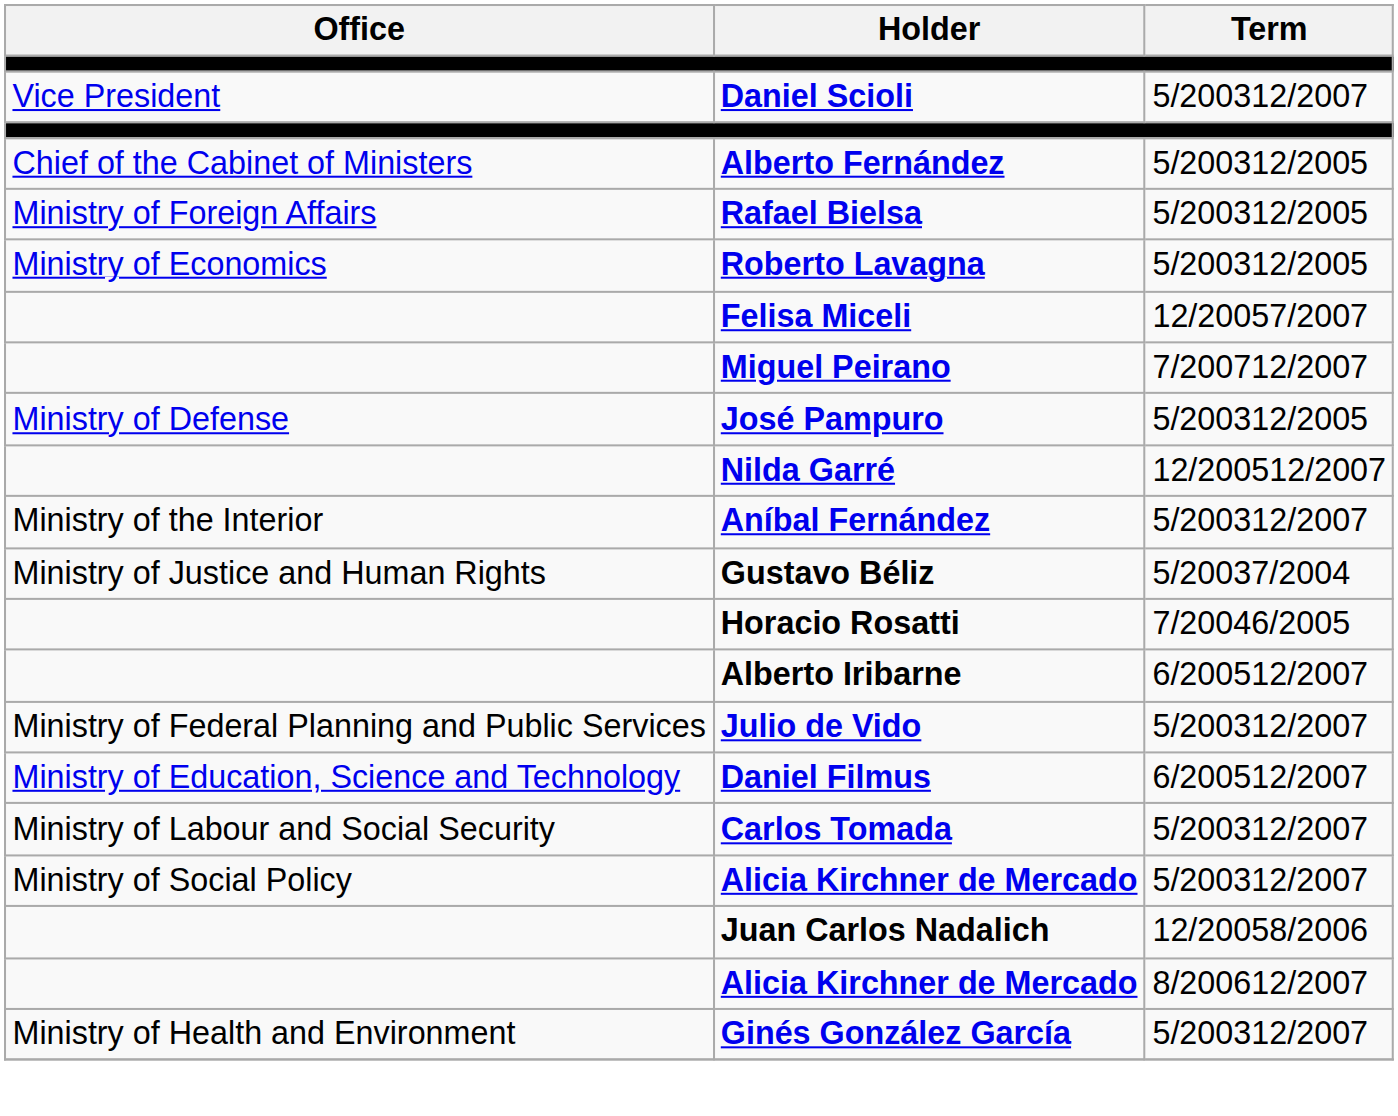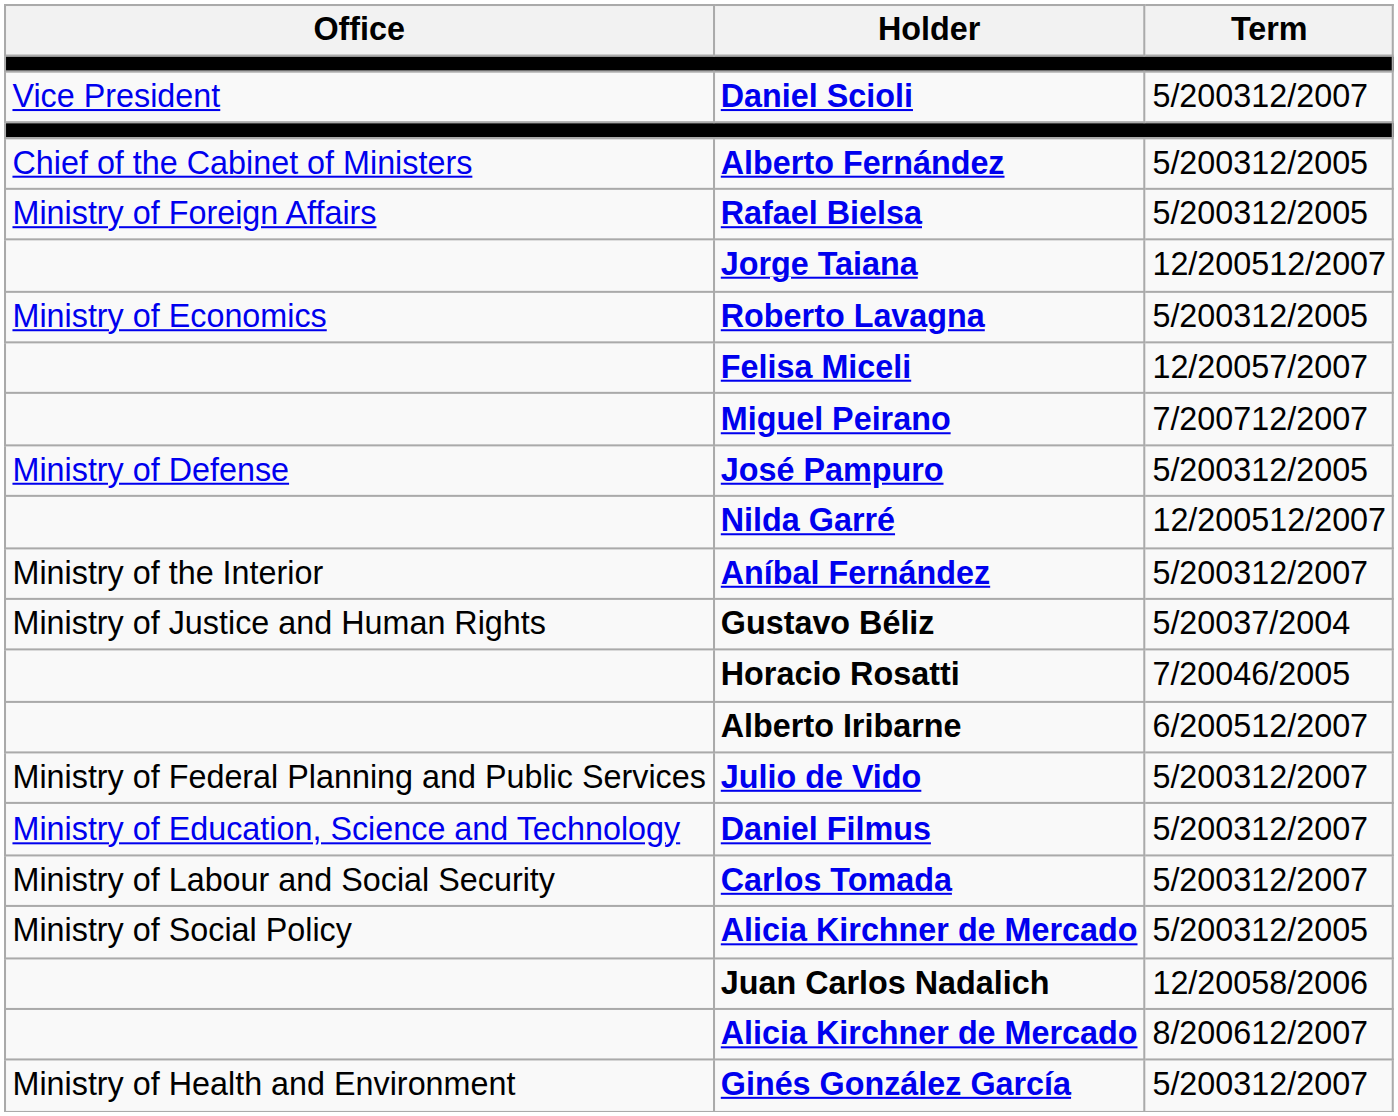+ row: (359, 265)
(1260, 777) 6/200512/2007 -> (1260, 828) 5/200312/2007
(1260, 880) 5/200312/2007 -> (1260, 931) 5/200312/2005
